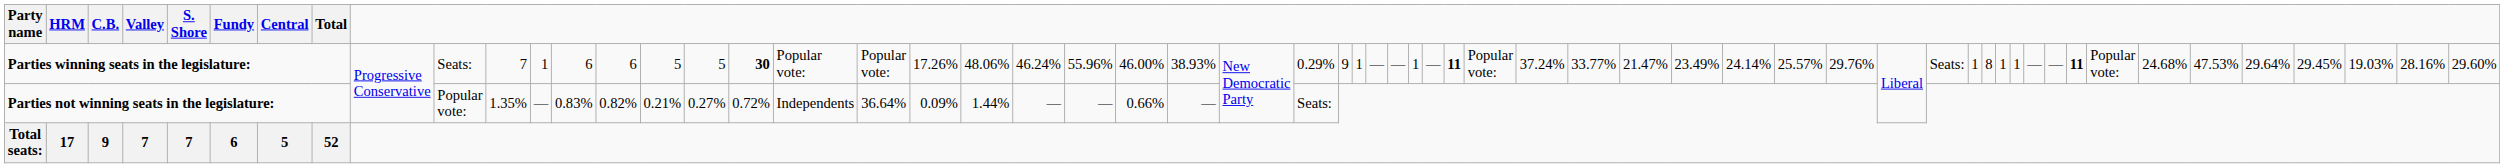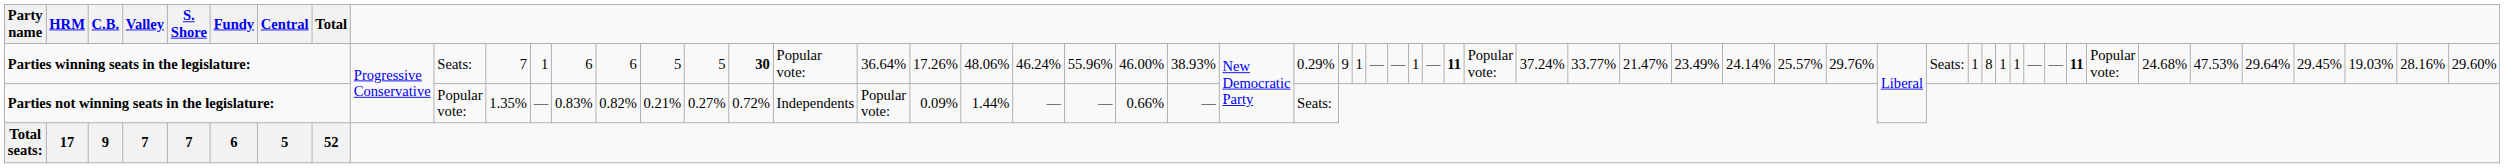(884, 63) Popular vote: -> (884, 63) 36.64%
(884, 103) 36.64% -> (884, 103) Popular vote:
